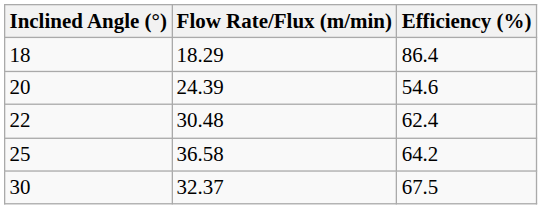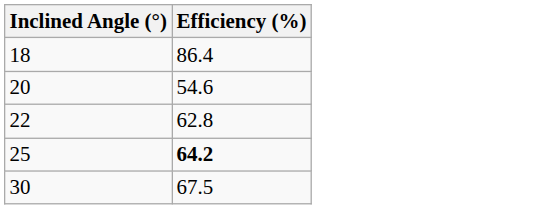- column: (284, 21)
(420, 120) 62.4 -> (195, 120) 62.8
(420, 154) normal -> (195, 154) bold
